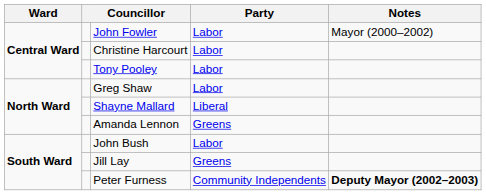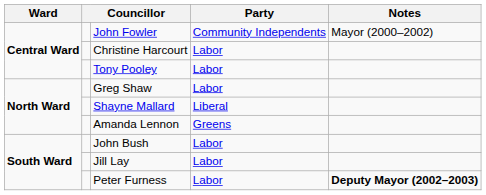(208, 32) Labor -> (259, 32) Community Independents
(212, 161) Greens -> (208, 161) Labor
(259, 180) Community Independents -> (208, 180) Labor
